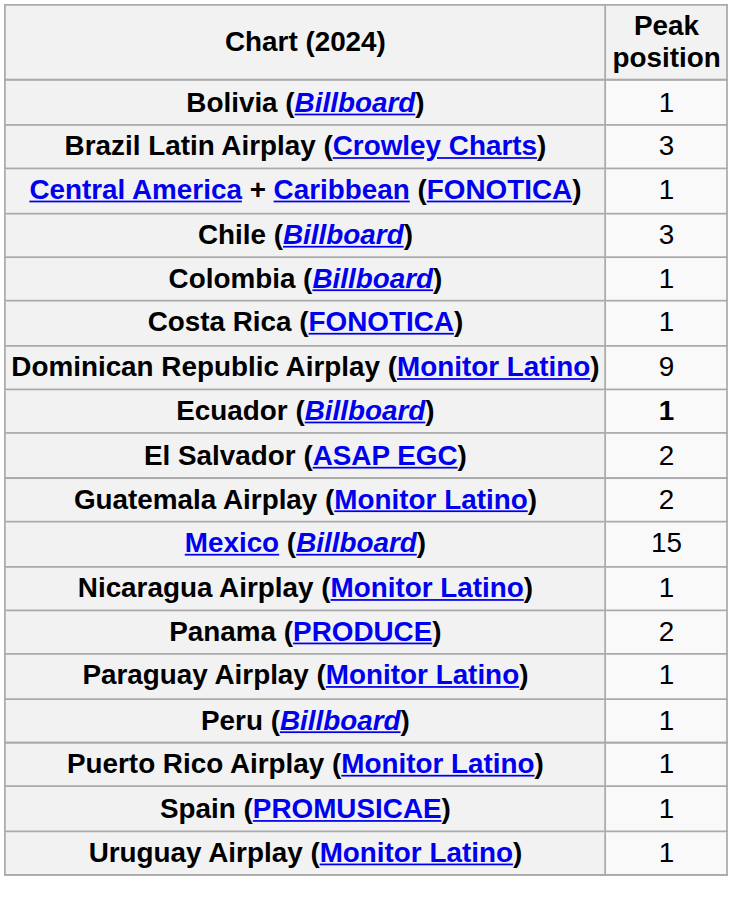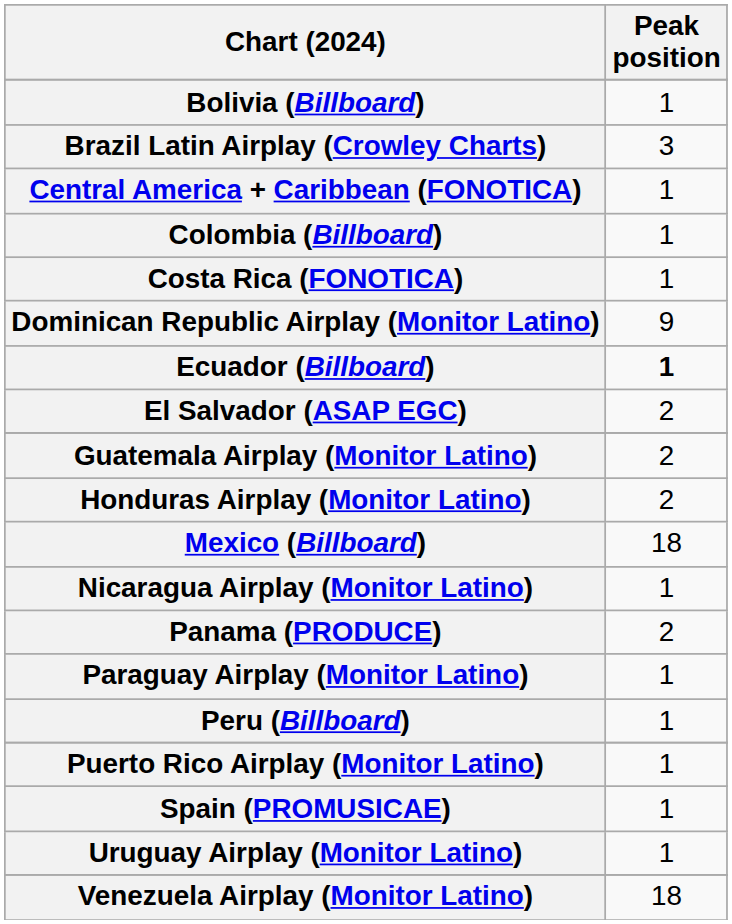- row: (305, 234)
+ row: (305, 499)
(667, 543) 15 -> (667, 543) 18
+ row: (305, 896)
